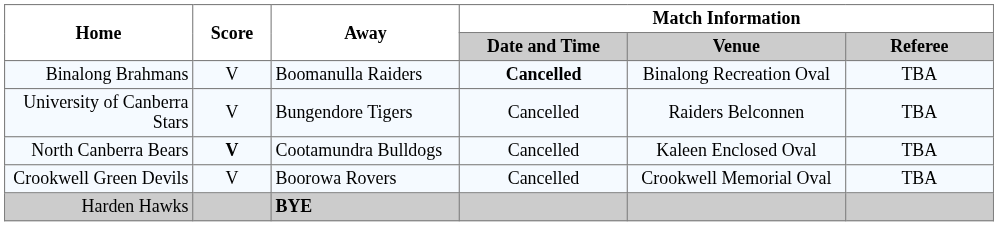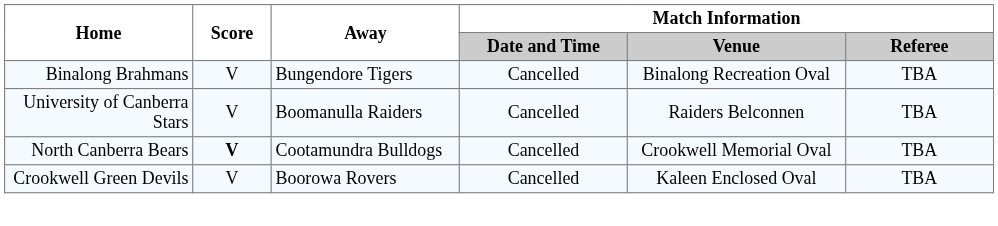(349, 74) Boomanulla Raiders -> (344, 74) Bungendore Tigers
(544, 74) bold -> (544, 74) normal
(344, 112) Bungendore Tigers -> (349, 112) Boomanulla Raiders
(736, 150) Kaleen Enclosed Oval -> (736, 150) Crookwell Memorial Oval
(736, 178) Crookwell Memorial Oval -> (736, 178) Kaleen Enclosed Oval
- row: (135, 206)
